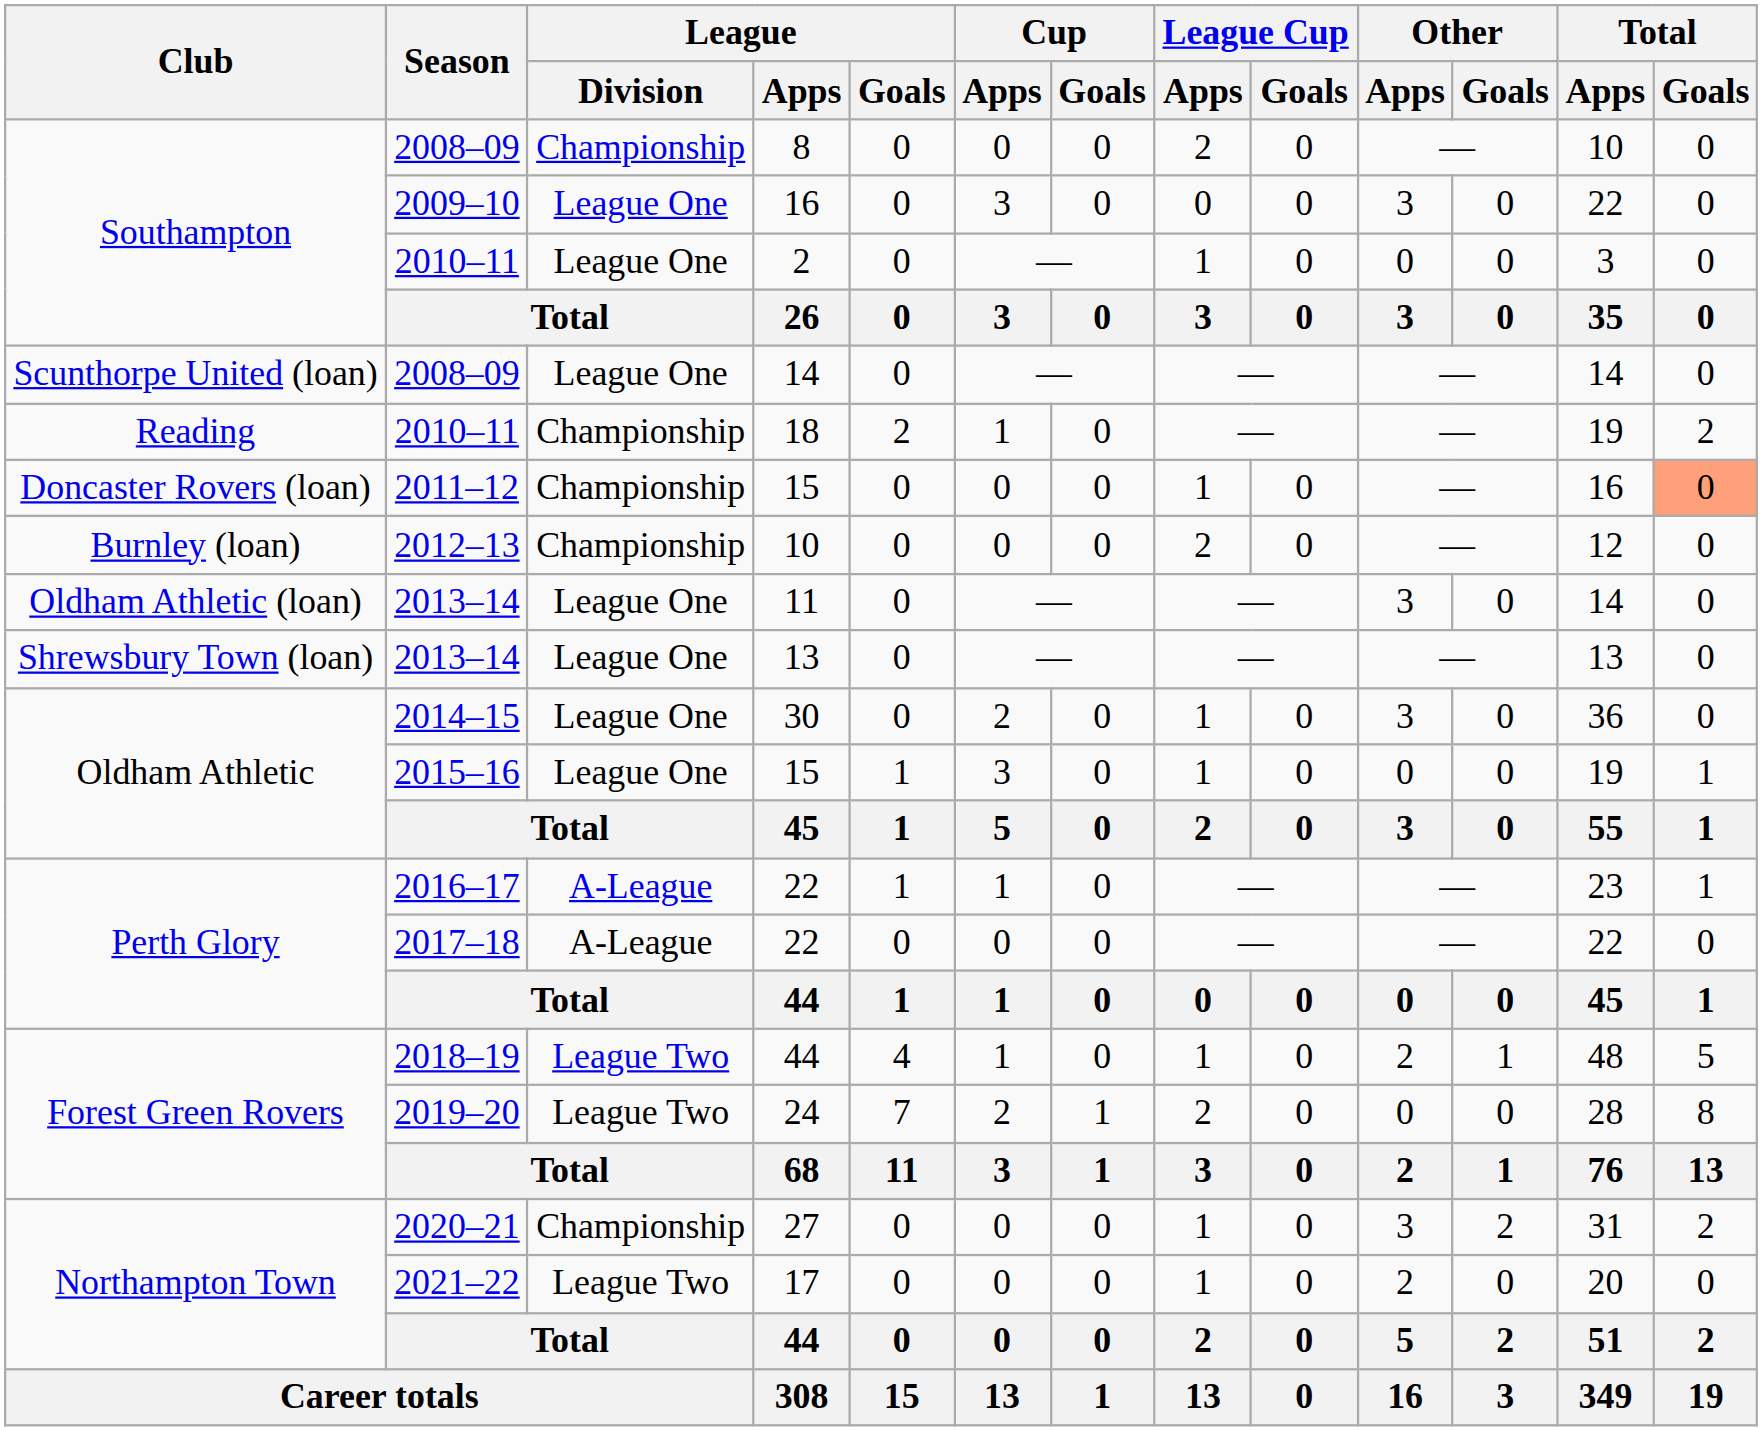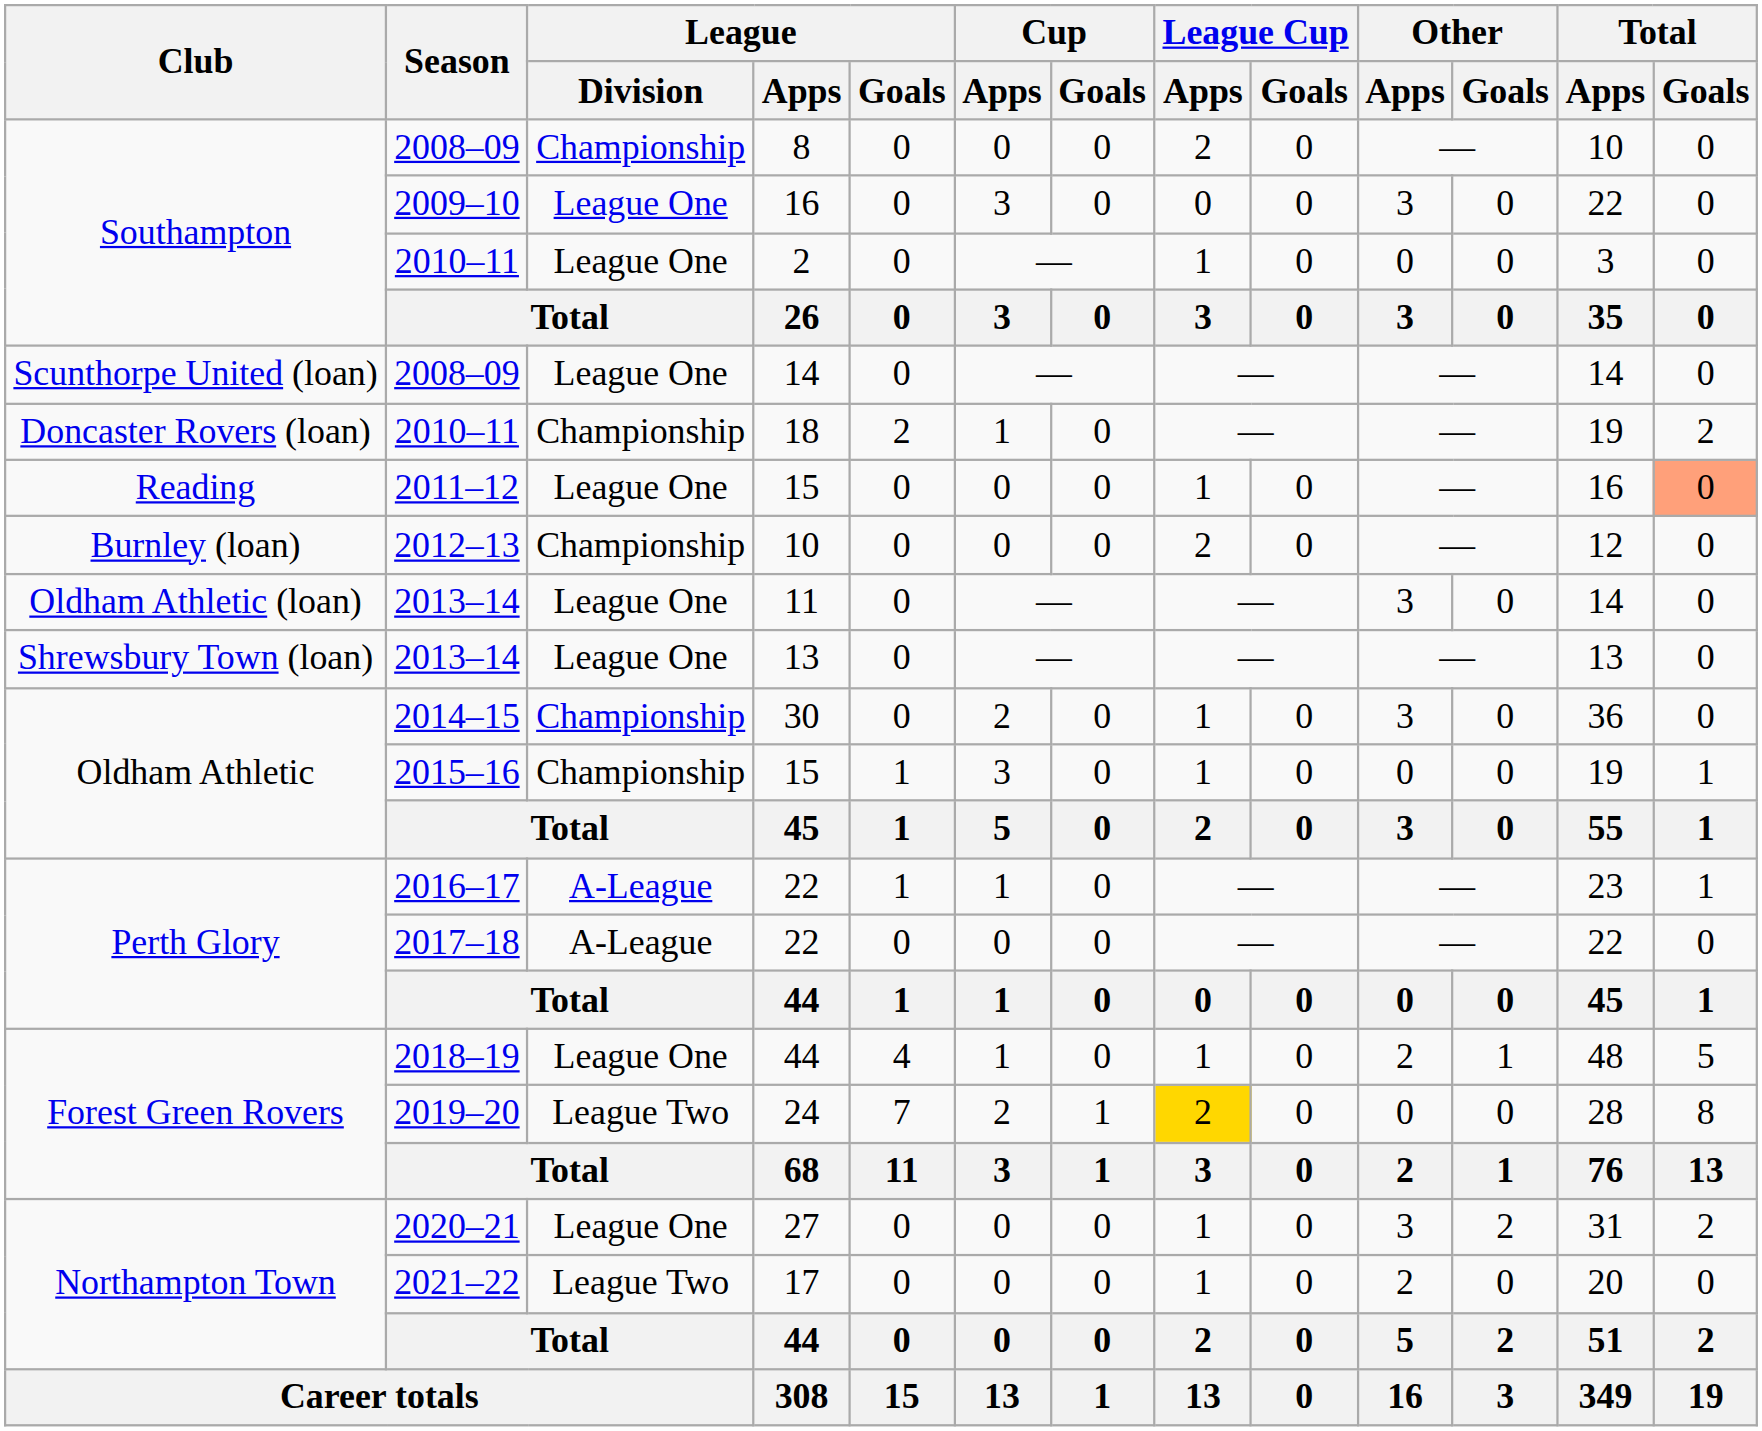(196, 430) Reading -> (196, 430) Doncaster Rovers (loan)
(196, 487) Doncaster Rovers (loan) -> (196, 487) Reading
(641, 487) Championship -> (641, 487) League One
(641, 714) League One -> (641, 715) Championship
(641, 771) League One -> (641, 771) Championship
(641, 1056) League Two -> (641, 1056) League One
(1203, 1112) no background -> (1203, 1112) gold background
(641, 1226) Championship -> (641, 1226) League One
